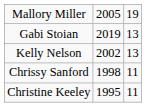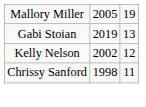(133, 53) 13 -> (129, 53) 12
- row: (49, 92)
